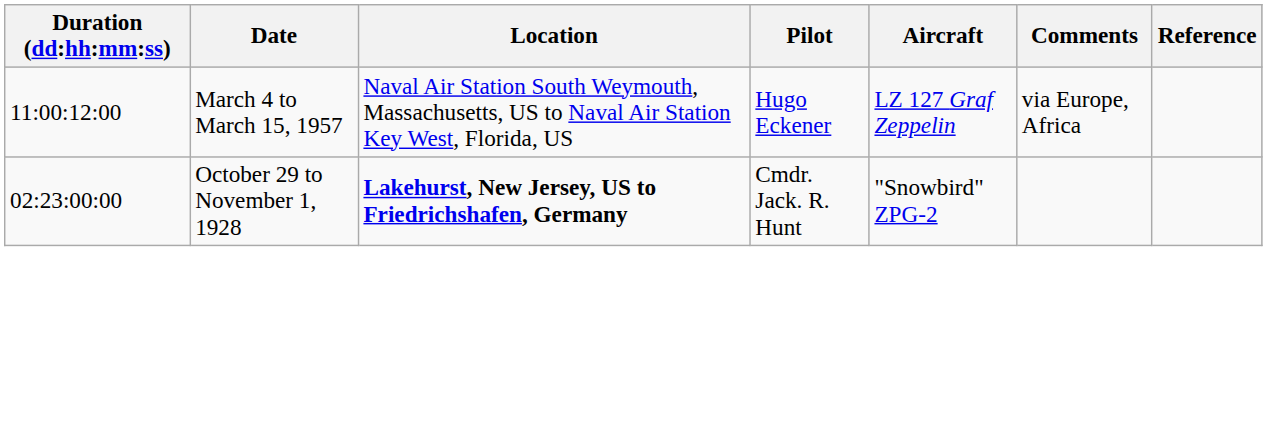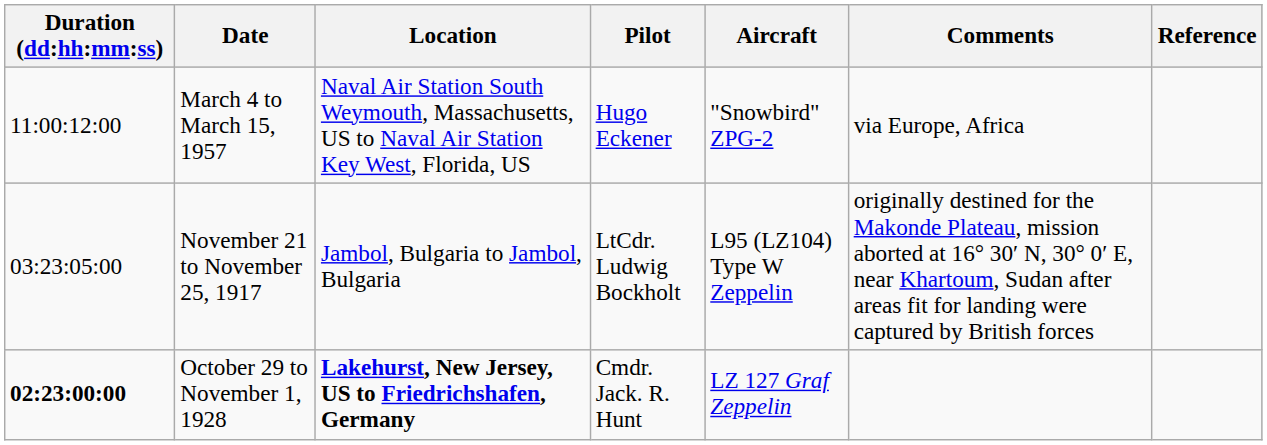(934, 111) LZ 127 Graf Zeppelin -> (765, 124) "Snowbird" ZPG-2
+ row: (244, 266)
(66, 200) normal -> (68, 394) bold
(929, 200) "Snowbird" ZPG-2 -> (770, 394) LZ 127 Graf Zeppelin
